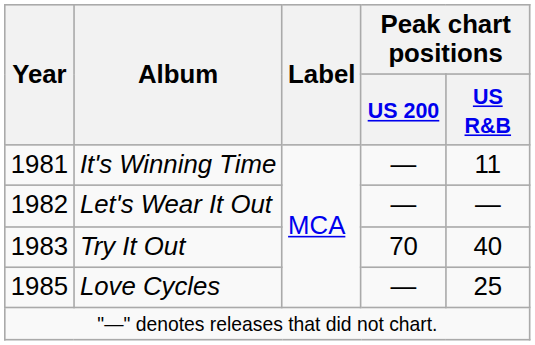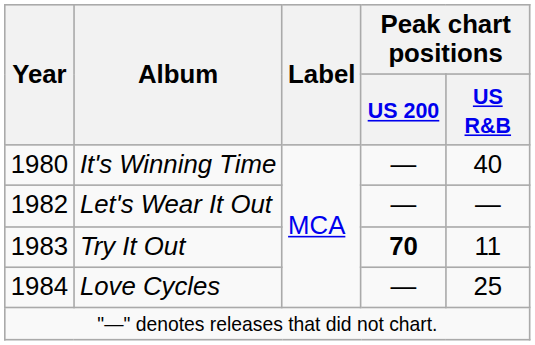(39, 164) 1981 -> (39, 164) 1980
(488, 164) 11 -> (488, 164) 40
(403, 246) normal -> (403, 246) bold
(488, 246) 40 -> (488, 246) 11
(39, 287) 1985 -> (39, 287) 1984
